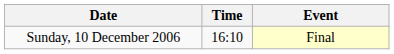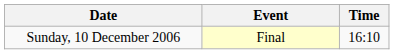columns swapped: (227, 15) <-> (321, 15)
